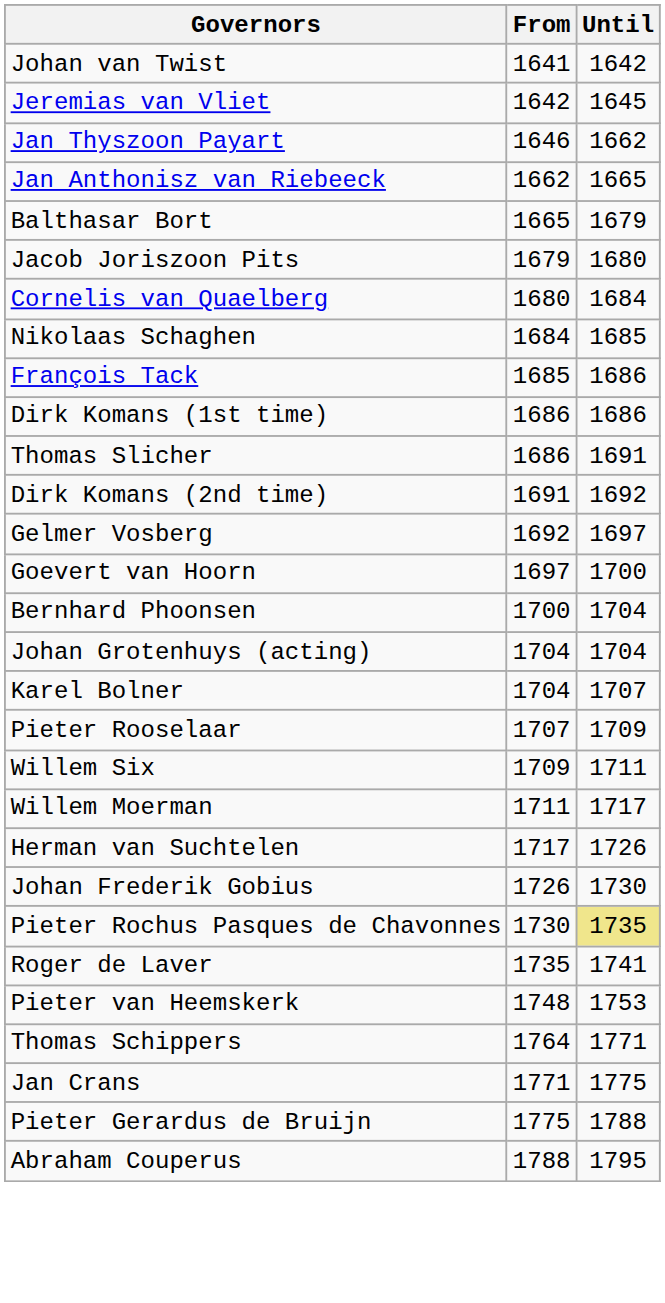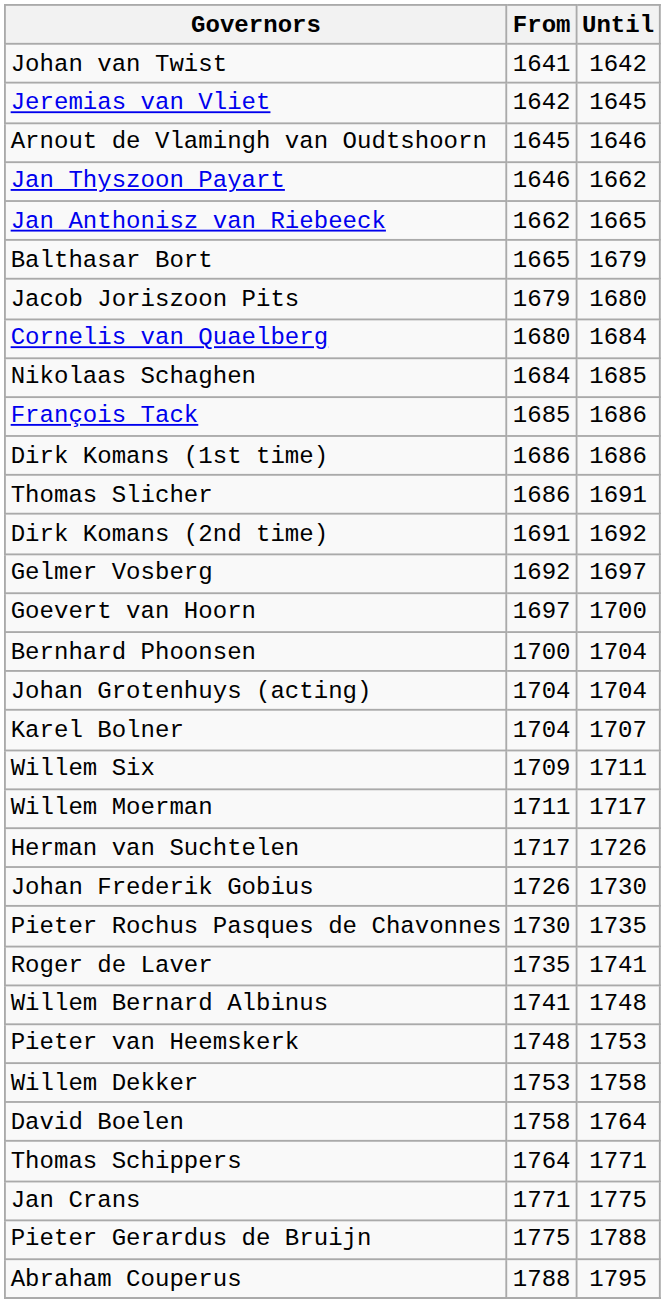+ row: (249, 142)
- row: (126, 730)
(618, 926) khaki background -> (618, 926) no background
+ row: (169, 1004)
+ row: (104, 1083)
+ row: (97, 1122)
